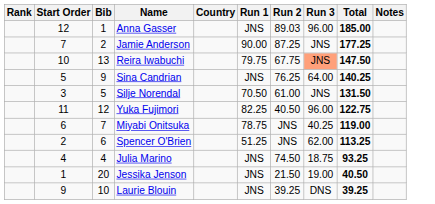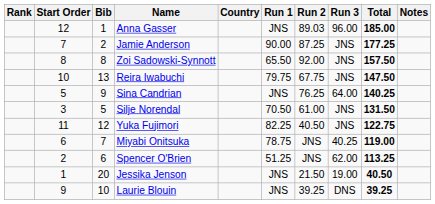+ row: (166, 61)
(321, 61) lightsalmon background -> (345, 77) no background
(321, 110) 96.00 -> (345, 126) JNS
- row: (144, 158)
